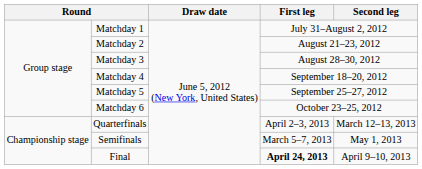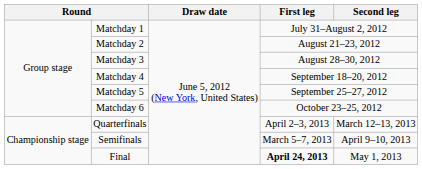(376, 140) May 1, 2013 -> (376, 140) April 9–10, 2013
(376, 156) April 9–10, 2013 -> (376, 156) May 1, 2013
